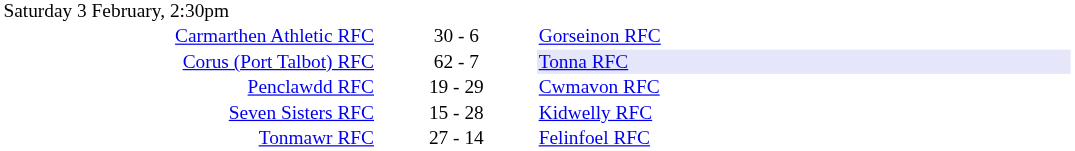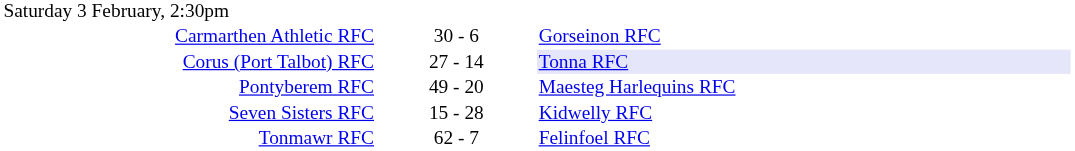(456, 61) 62 - 7 -> (456, 61) 27 - 14
- row: (311, 87)
+ row: (307, 87)
(456, 137) 27 - 14 -> (456, 137) 62 - 7
